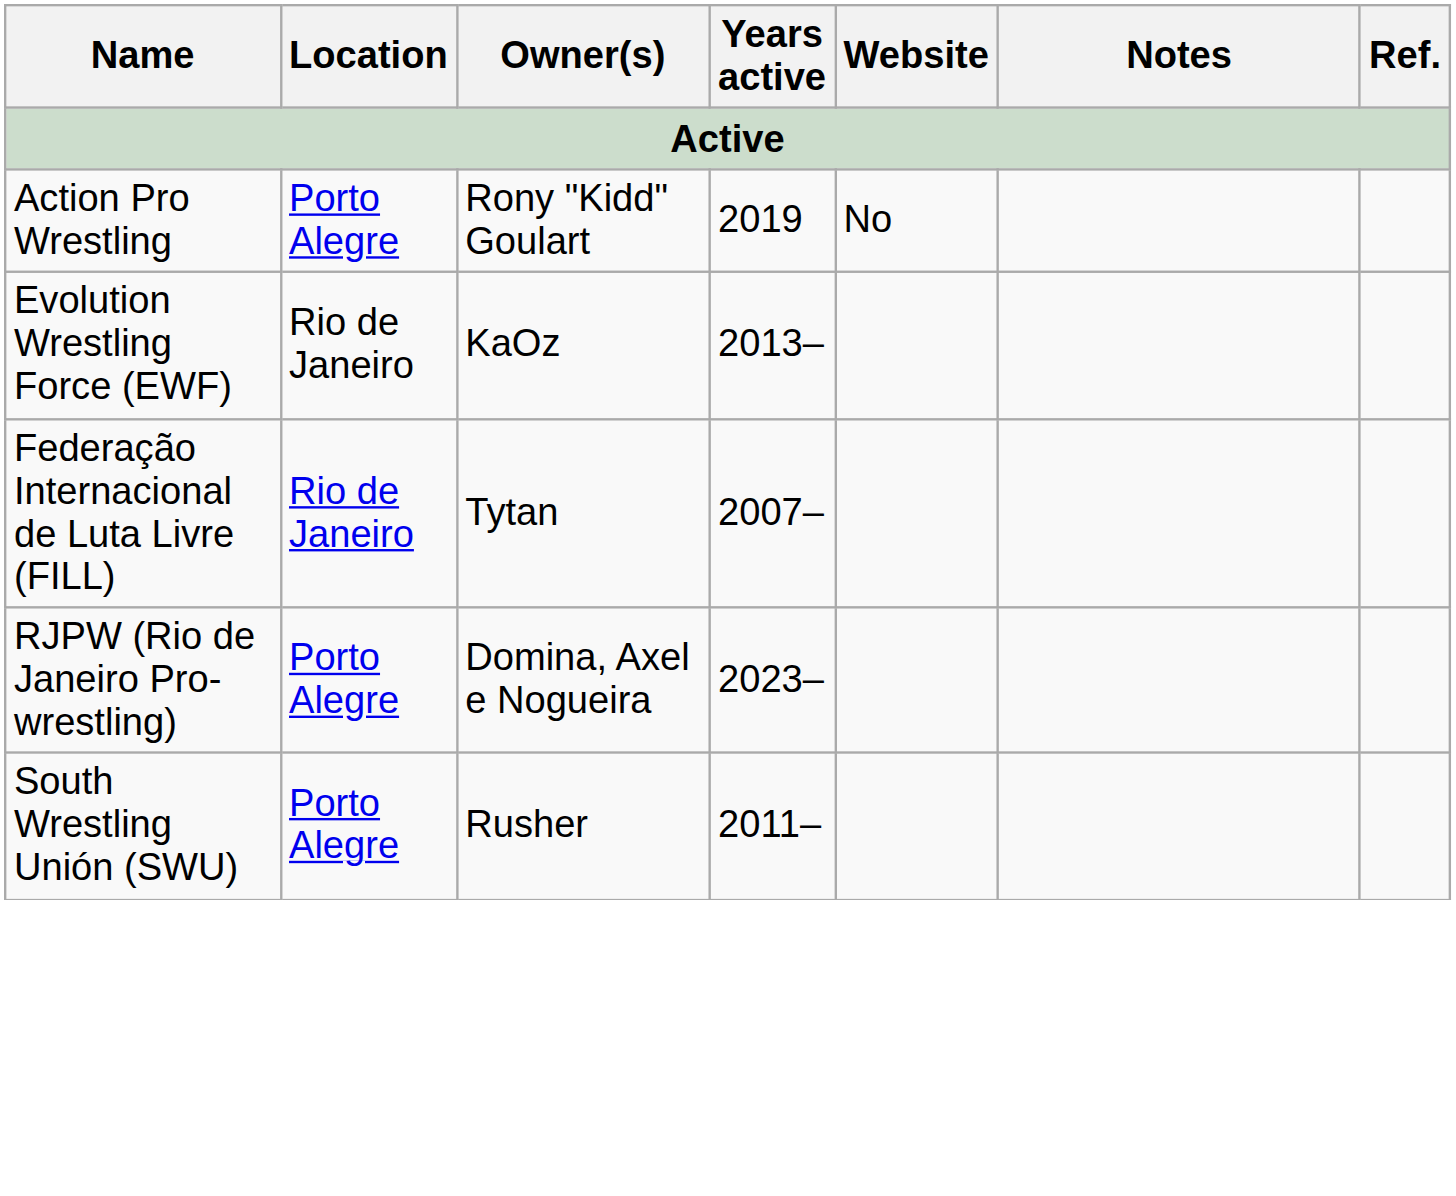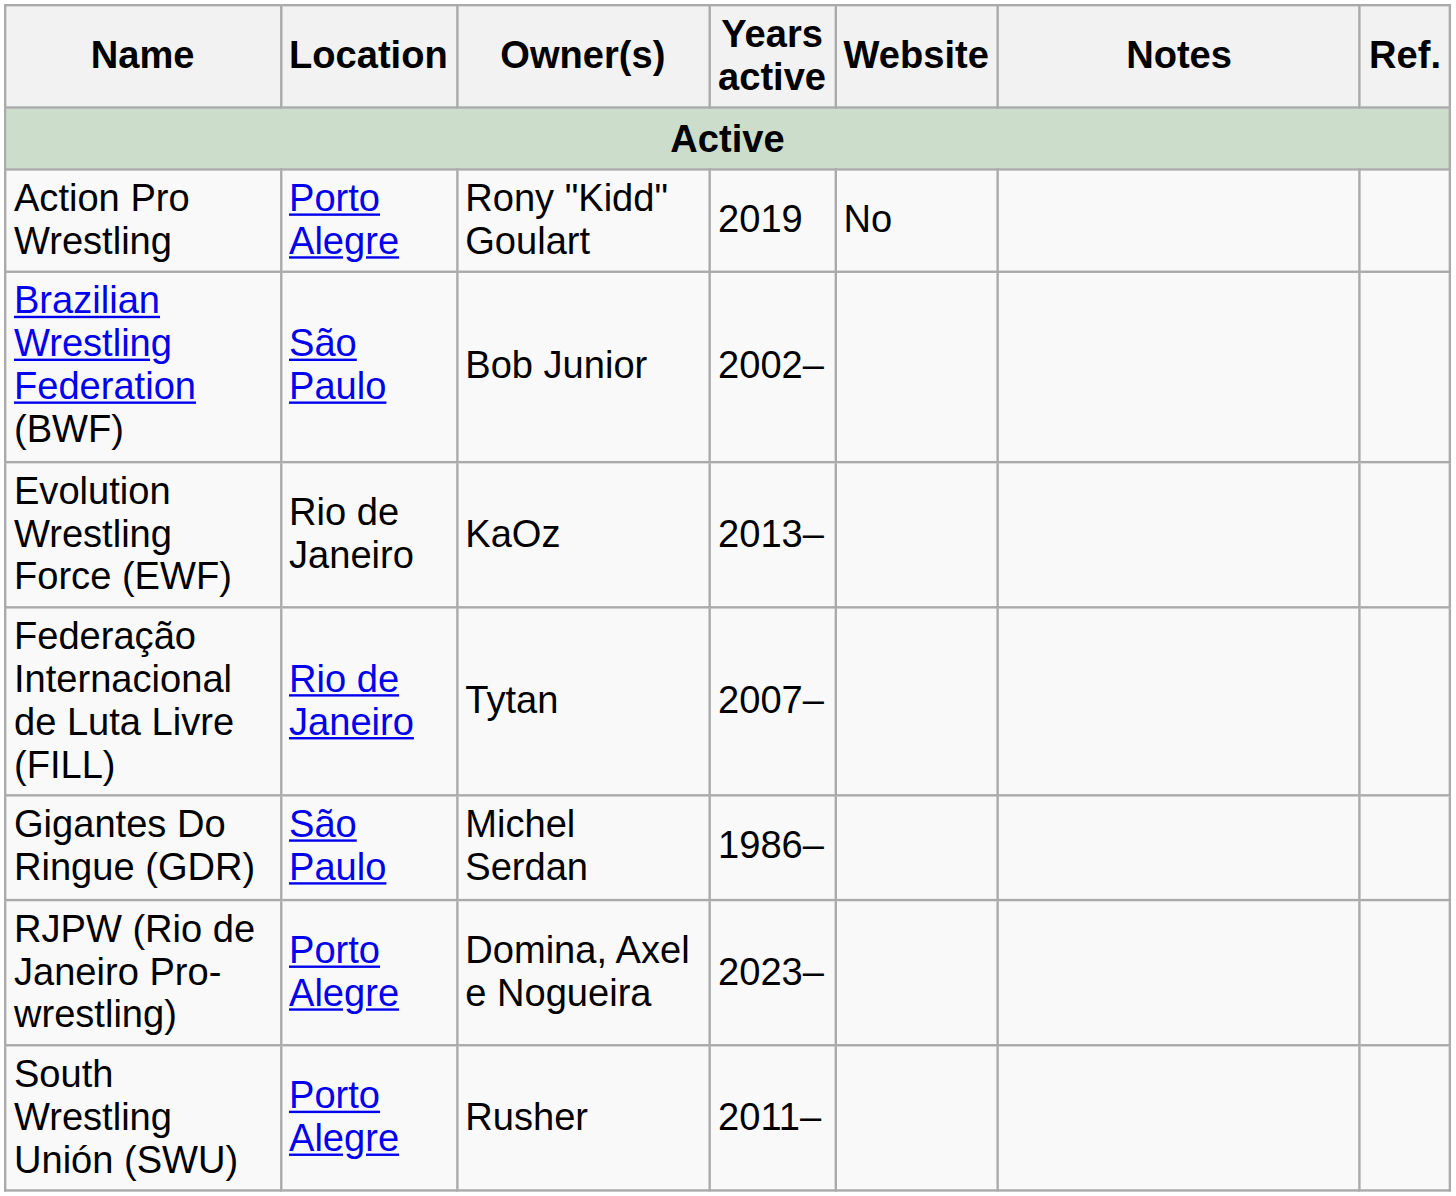+ row: (105, 365)
+ row: (135, 846)
